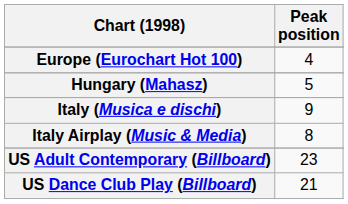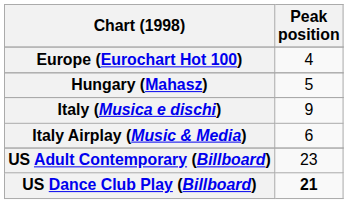(309, 135) 8 -> (309, 135) 6
(309, 185) normal -> (309, 185) bold
